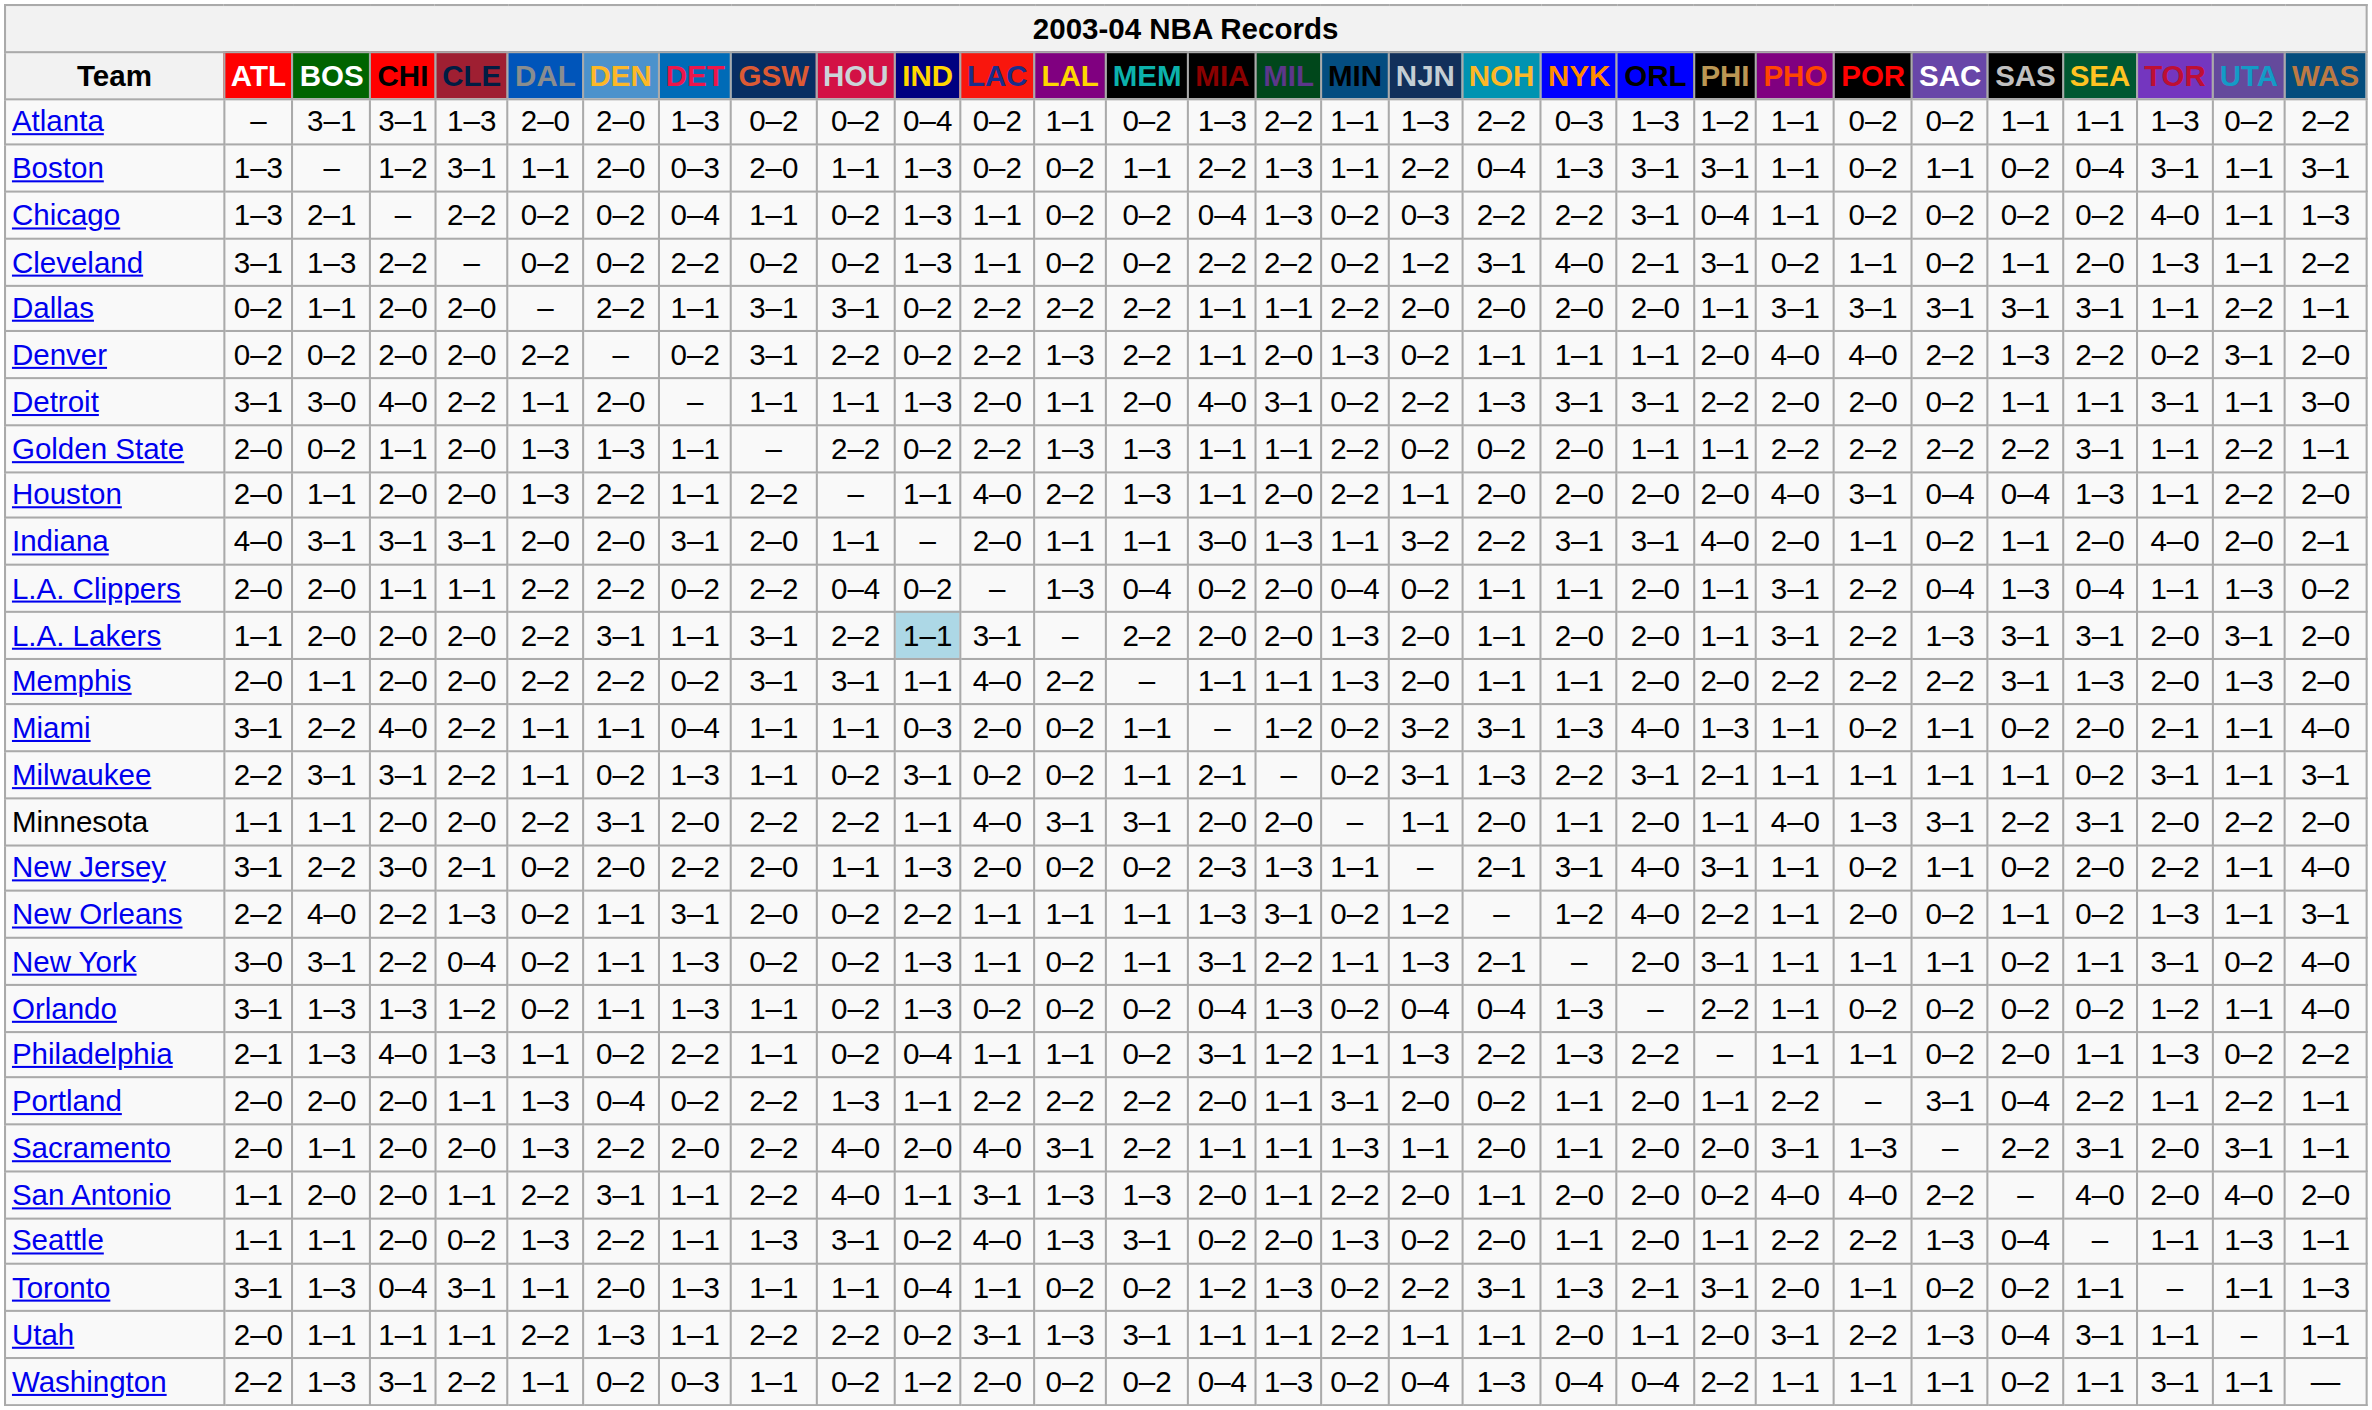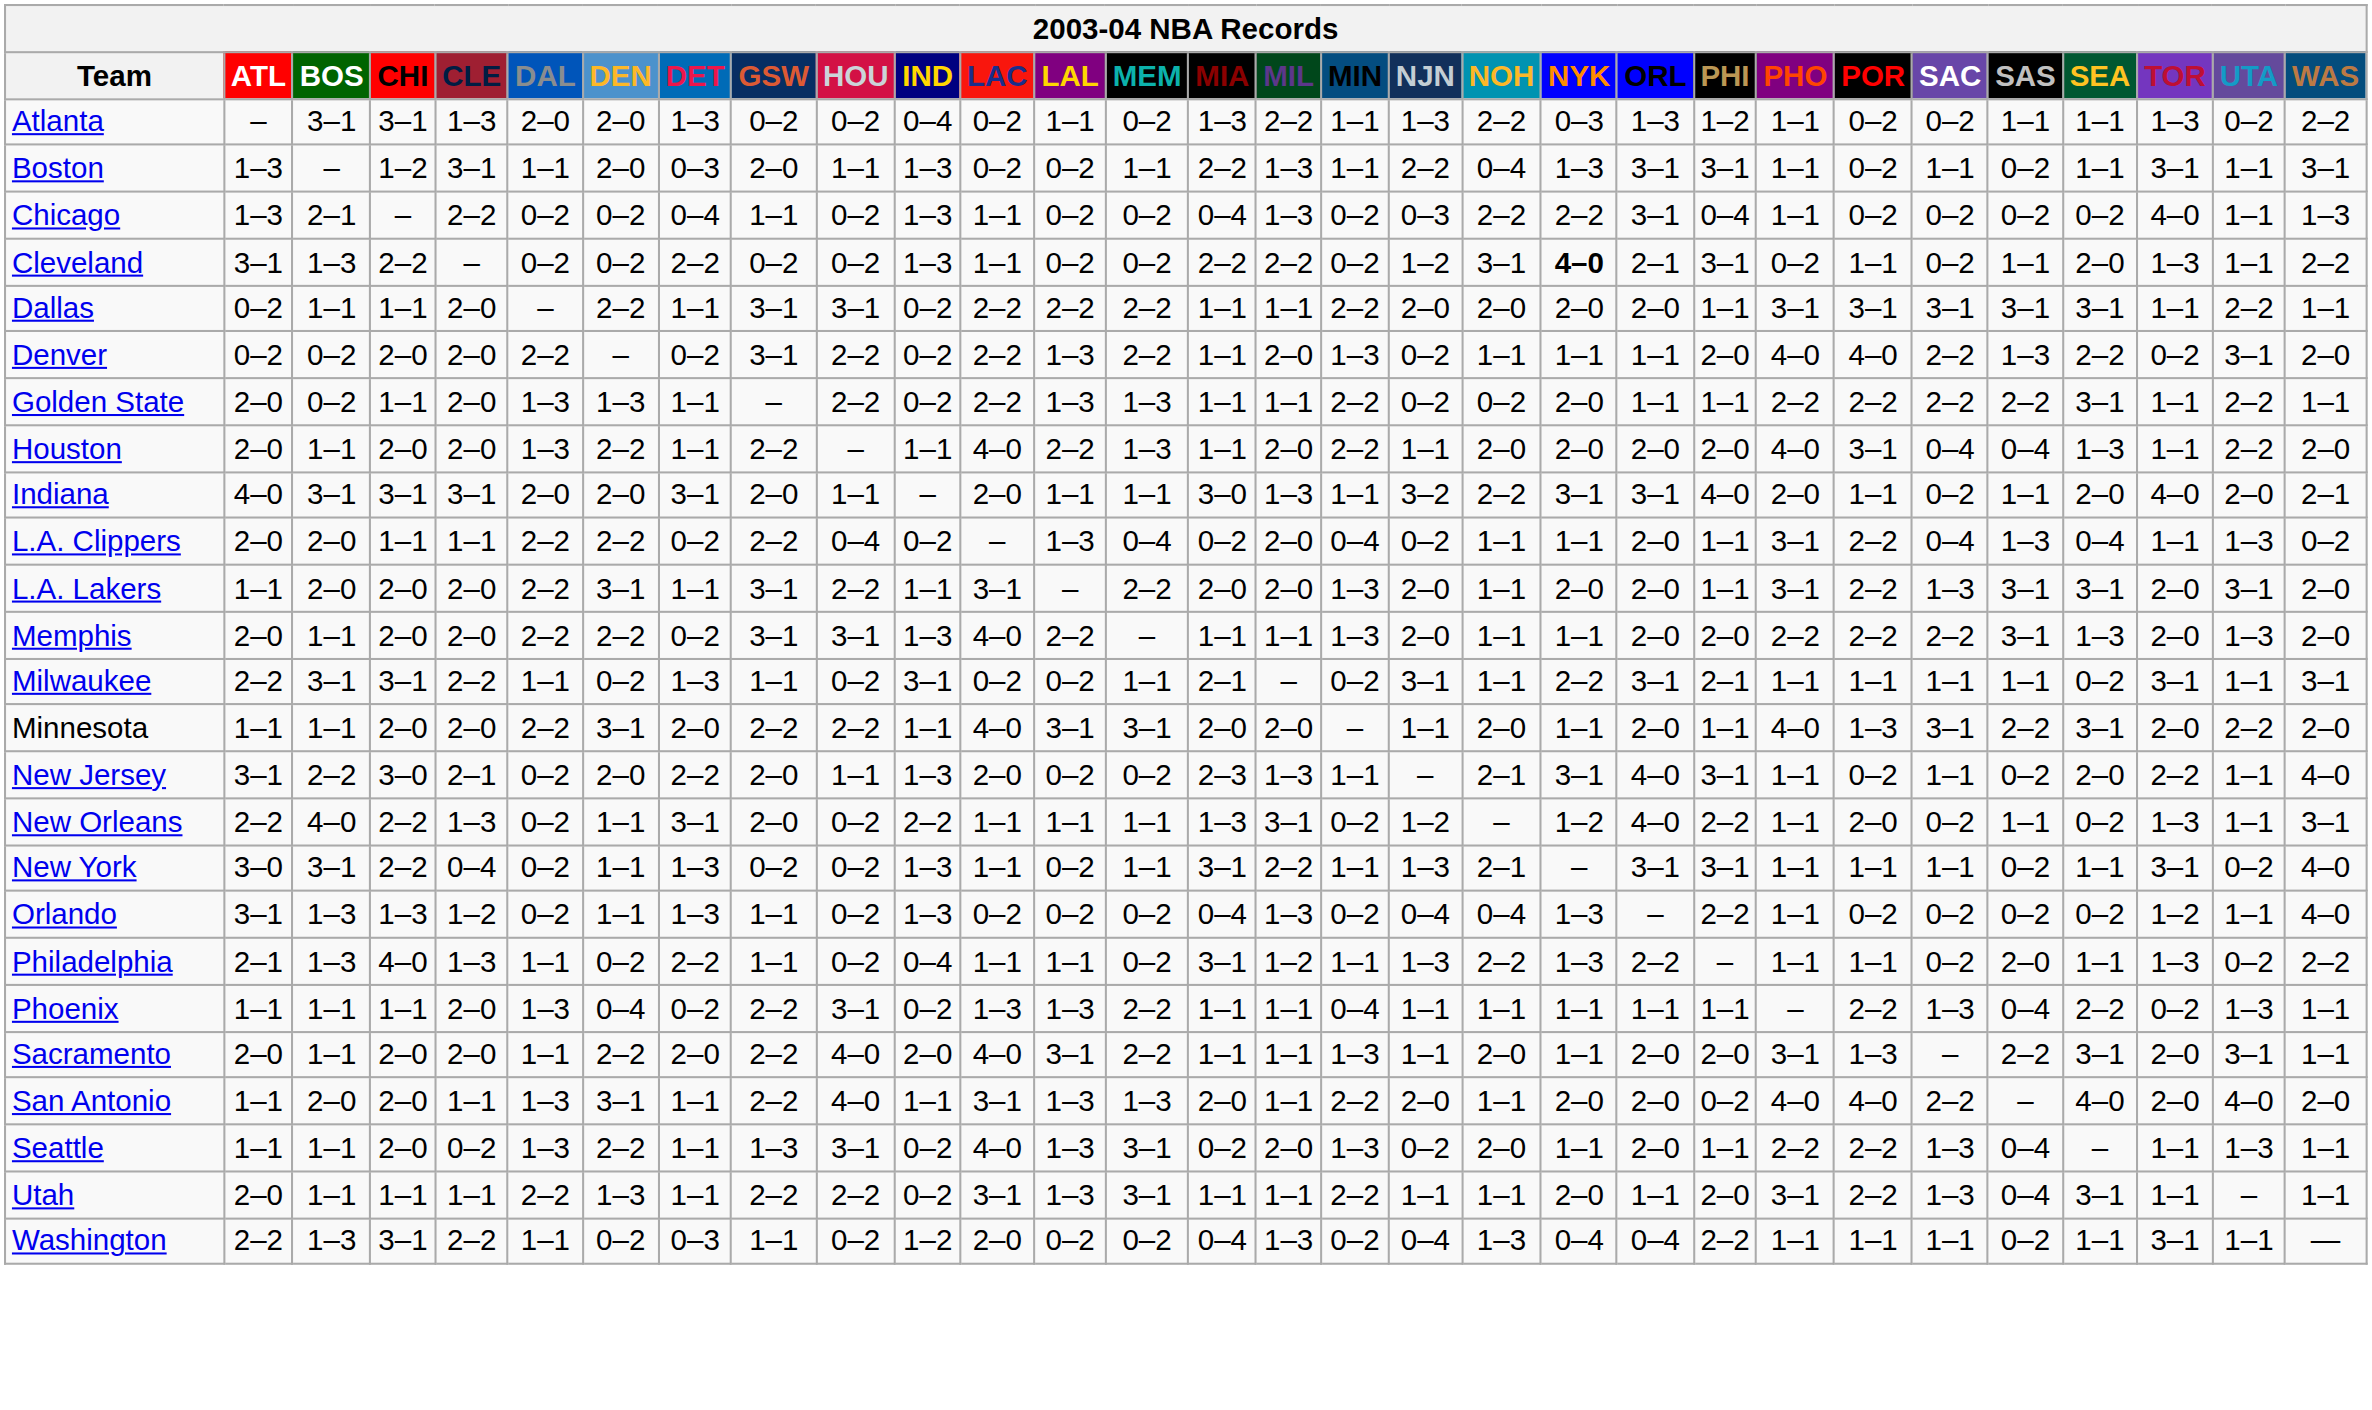(2100, 169) 0–4 -> (2100, 169) 1–1
(1579, 262) normal -> (1579, 262) bold
(403, 309) 2–0 -> (403, 309) 1–1
- row: (55, 402)
(928, 635) lightblue background -> (928, 588) no background
(928, 682) 1–1 -> (928, 635) 1–3
- row: (51, 728)
(1501, 775) 1–3 -> (1501, 682) 1–1
(1655, 961) 2–0 -> (1655, 868) 3–1
+ row: (65, 1008)
- row: (67, 1101)
(545, 1148) 1–3 -> (545, 1055) 1–1
(545, 1195) 2–2 -> (545, 1101) 1–3
- row: (61, 1288)
